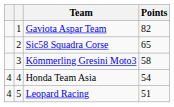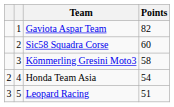(146, 45) 65 -> (146, 45) 60
(9, 77) 4 -> (9, 77) 2
(9, 94) 4 -> (9, 94) 3
